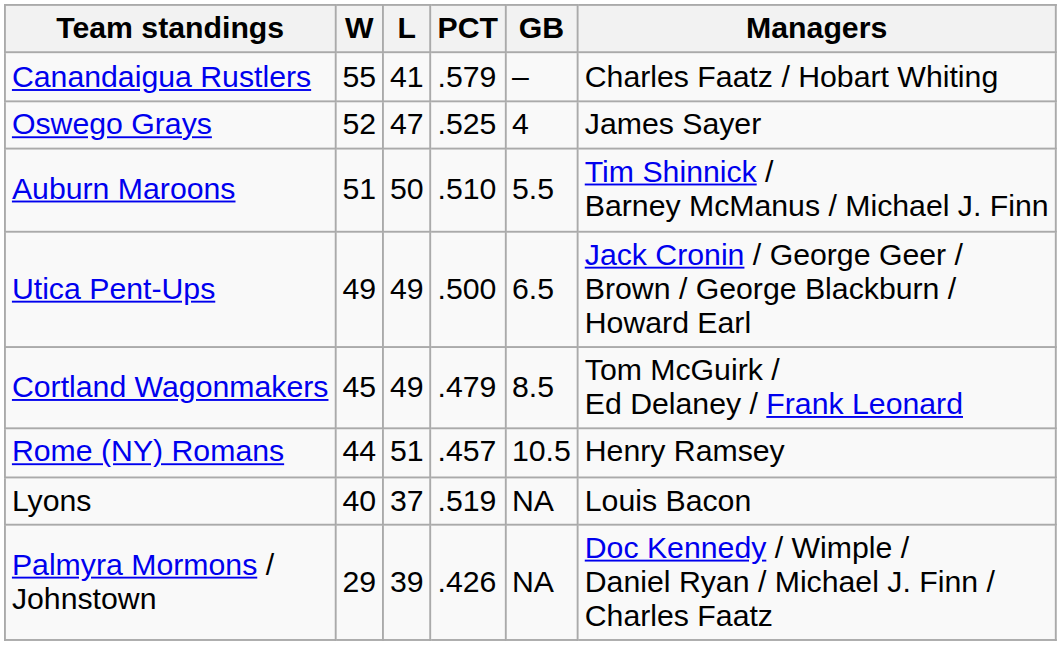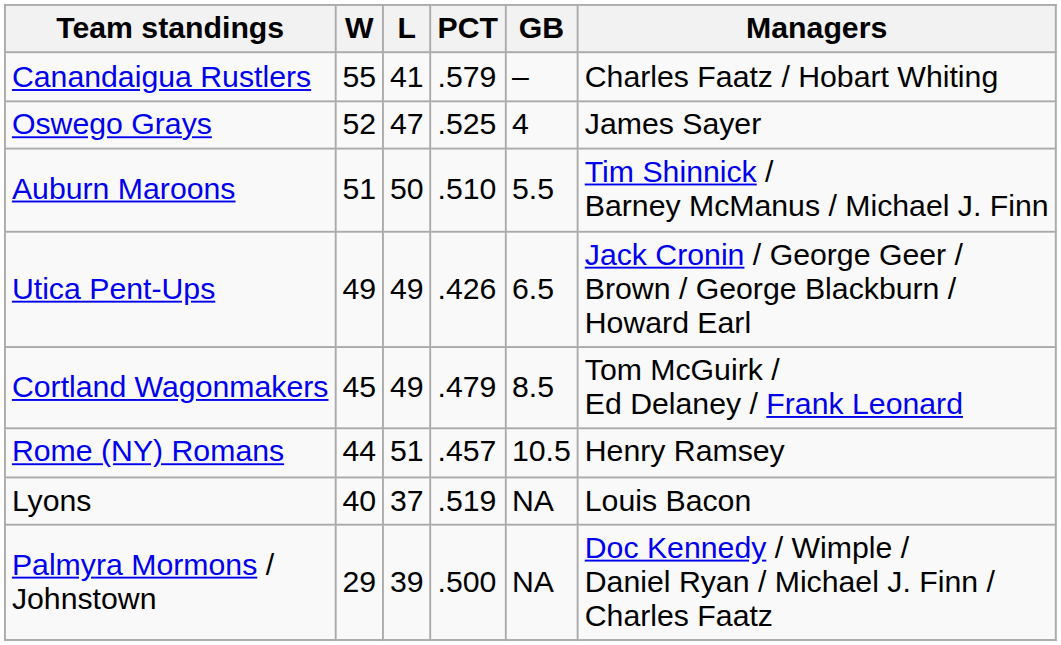(467, 288) .500 -> (467, 288) .426
(467, 582) .426 -> (467, 582) .500
